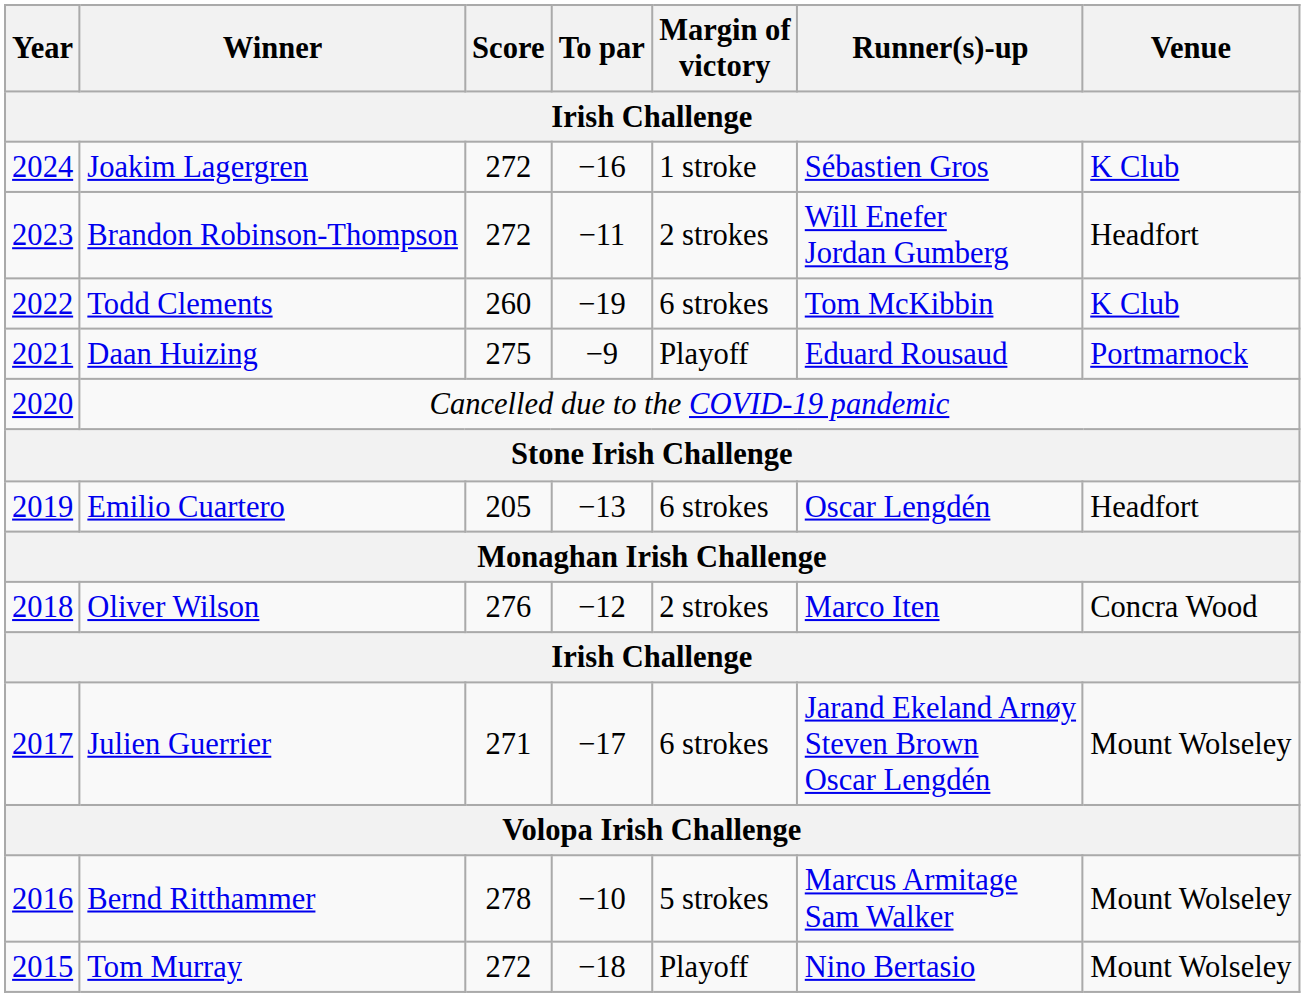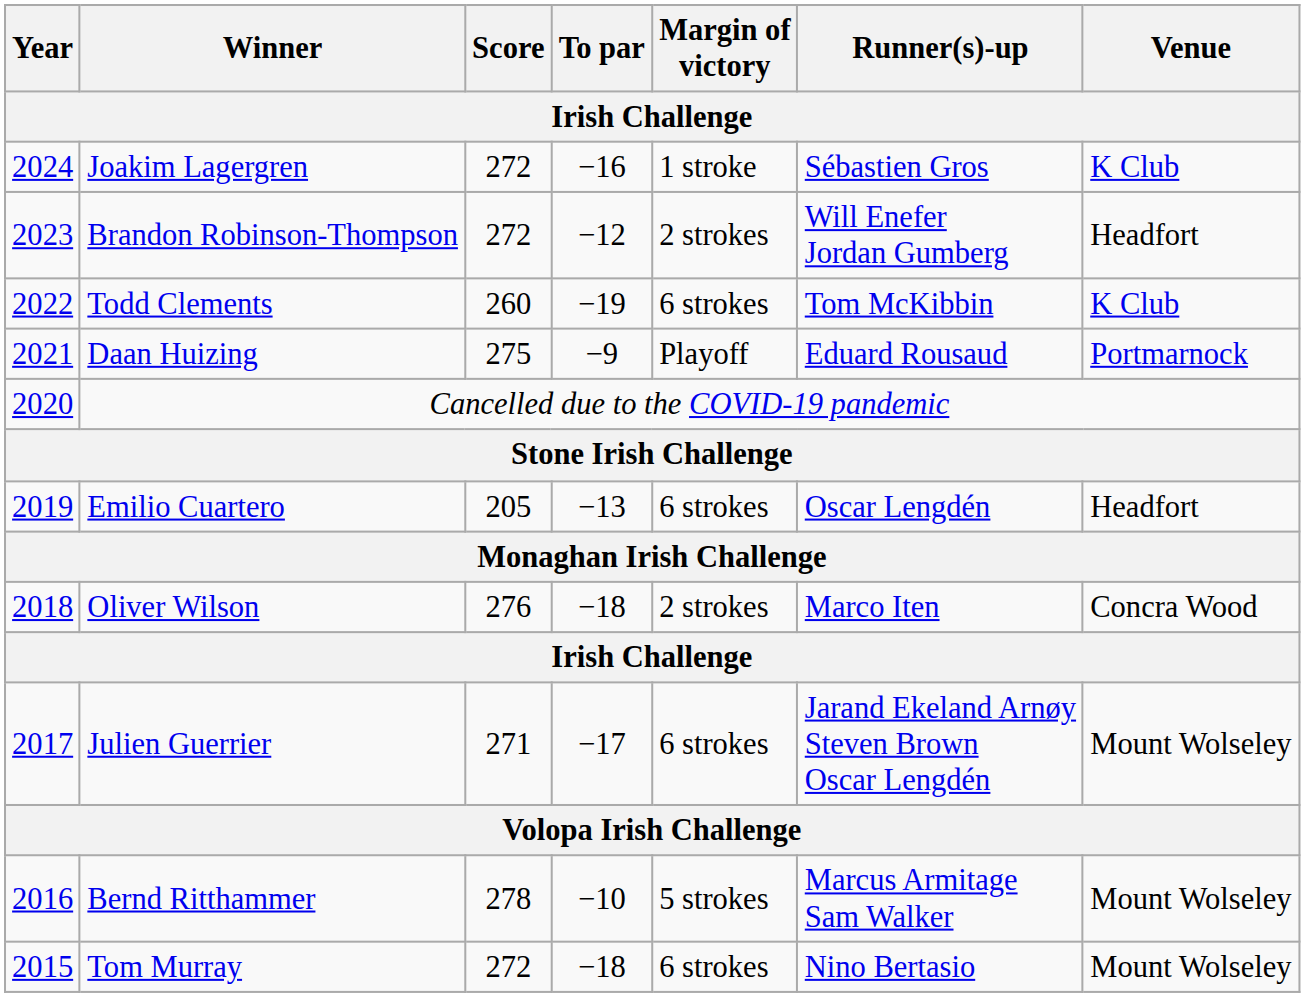(602, 235) −11 -> (602, 235) −12
(602, 605) −12 -> (602, 605) −18
(704, 966) Playoff -> (714, 966) 6 strokes
